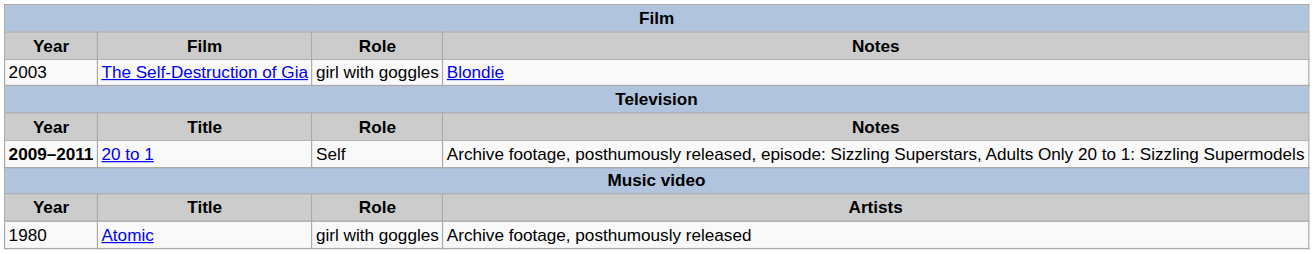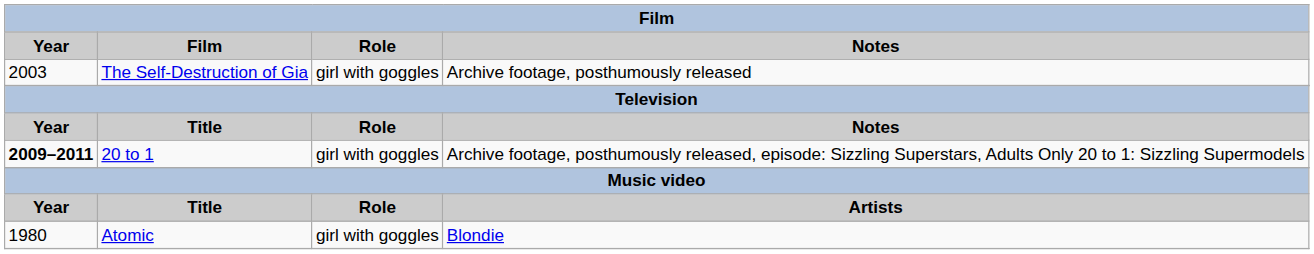(475, 73) Blondie -> (599, 73) Archive footage, posthumously released
(331, 154) Self -> (377, 154) girl with goggles
(599, 235) Archive footage, posthumously released -> (475, 235) Blondie
